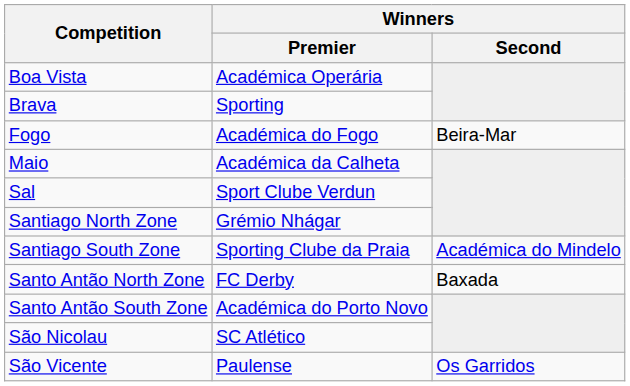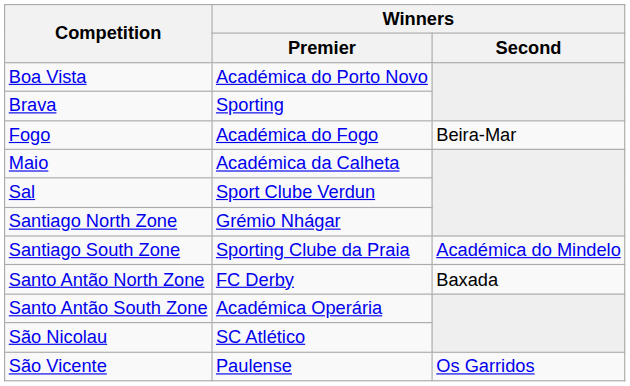(299, 76) Académica Operária -> (322, 76) Académica do Porto Novo
(322, 308) Académica do Porto Novo -> (299, 308) Académica Operária
